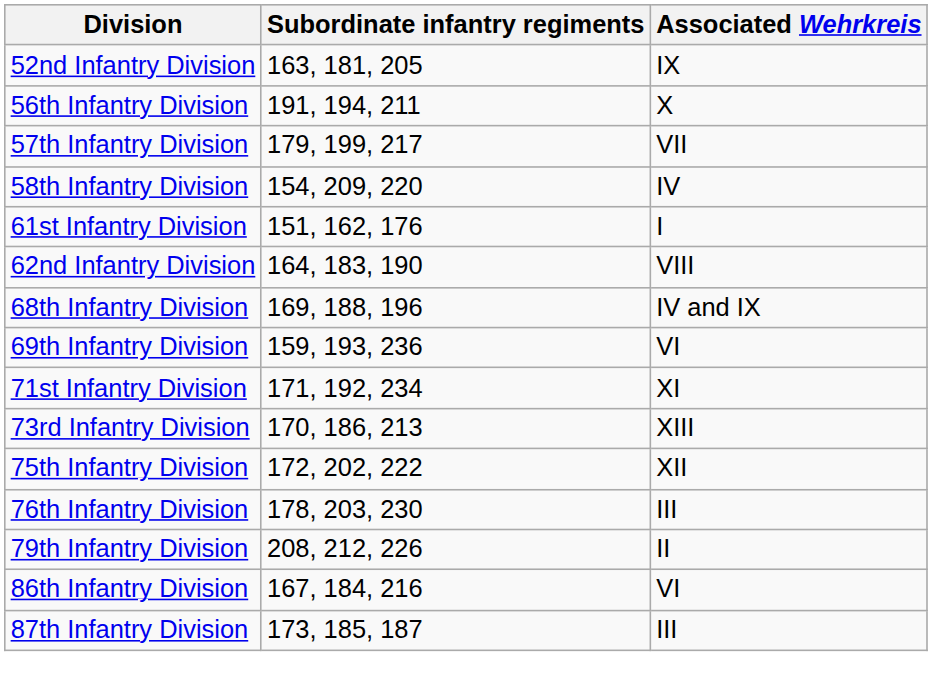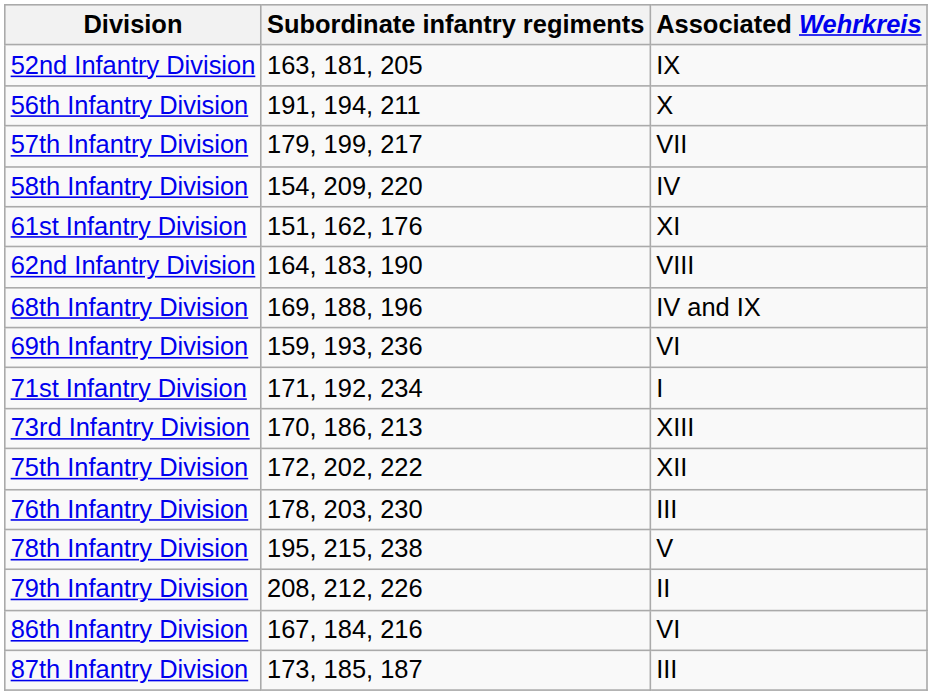(660, 226) I -> (668, 226) XI
(668, 387) XI -> (660, 387) I
+ row: (129, 549)
